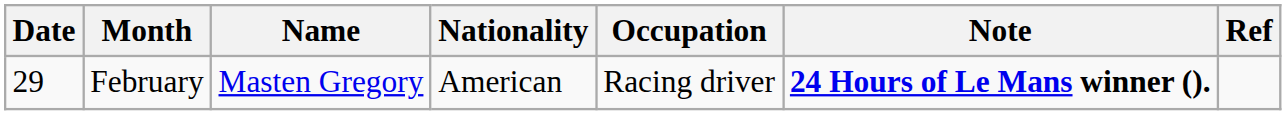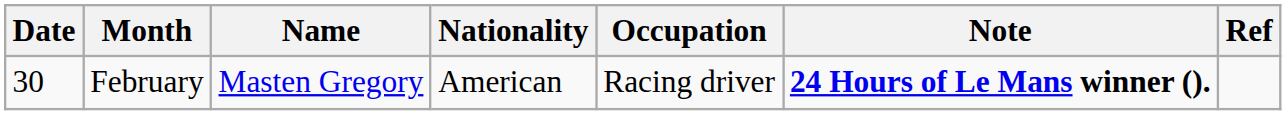(28, 81) 29 -> (28, 81) 30
